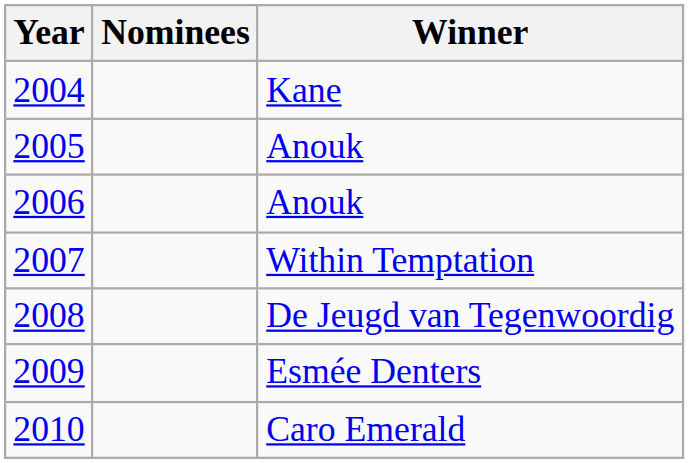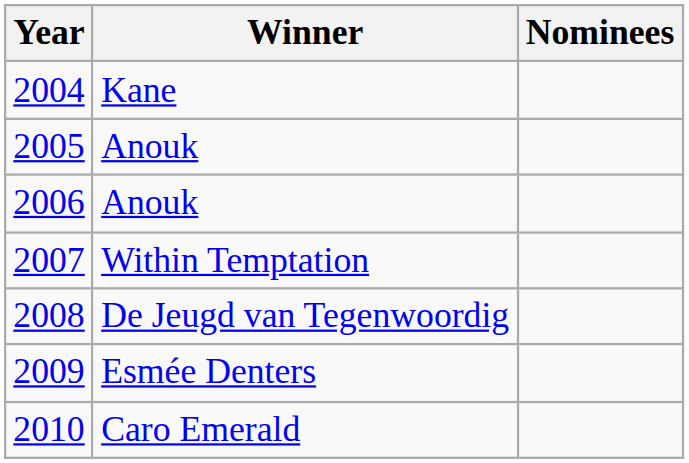columns swapped: (470, 32) <-> (175, 32)
